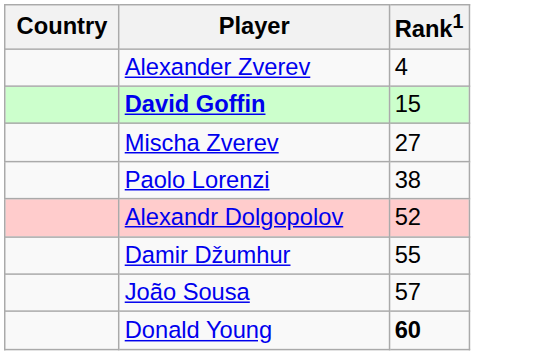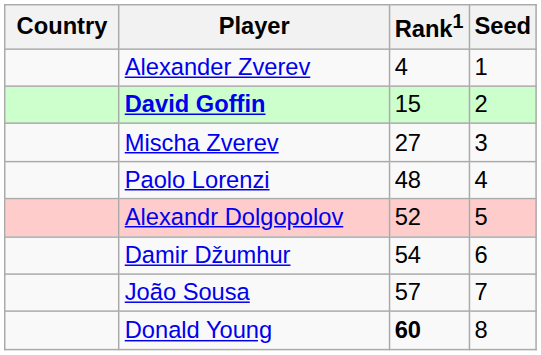+ column: (503, 26)
(408, 179) 38 -> (408, 179) 48
(408, 255) 55 -> (408, 255) 54
